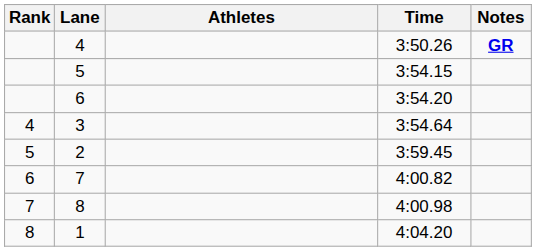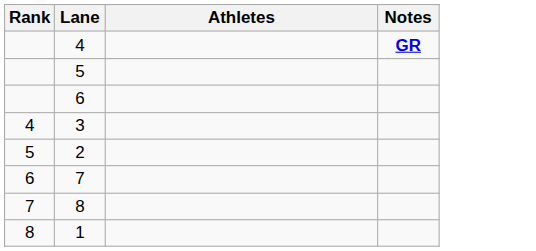- column: (424, 17)
